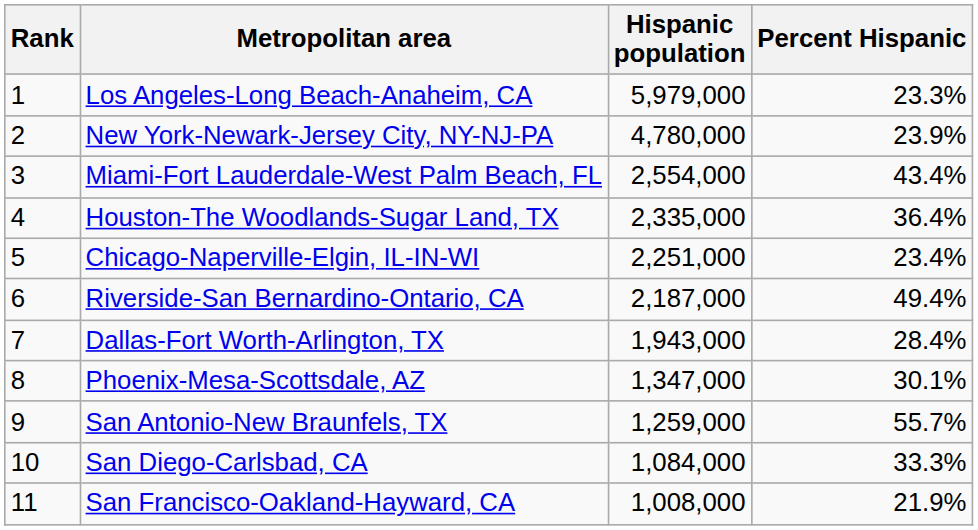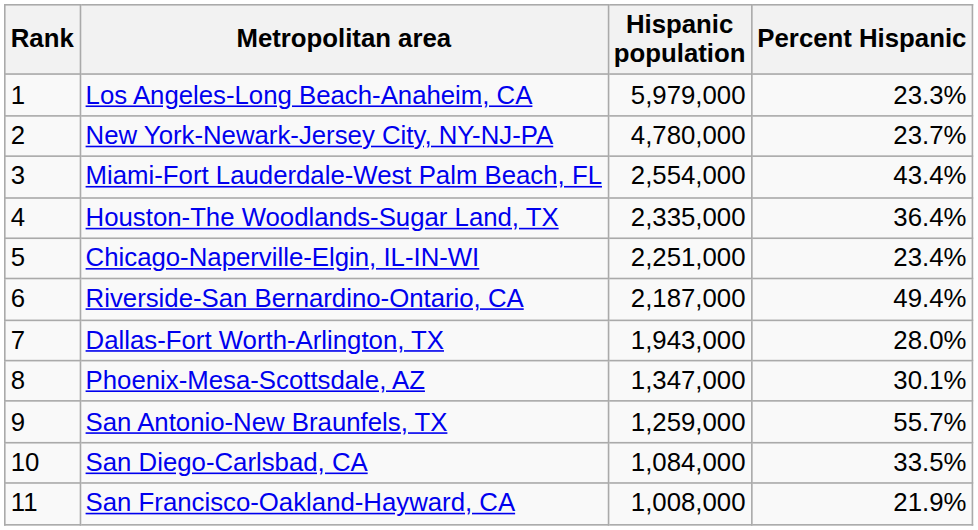(930, 135) 23.9% -> (930, 135) 23.7%
(930, 339) 28.4% -> (930, 339) 28.0%
(930, 462) 33.3% -> (930, 462) 33.5%
